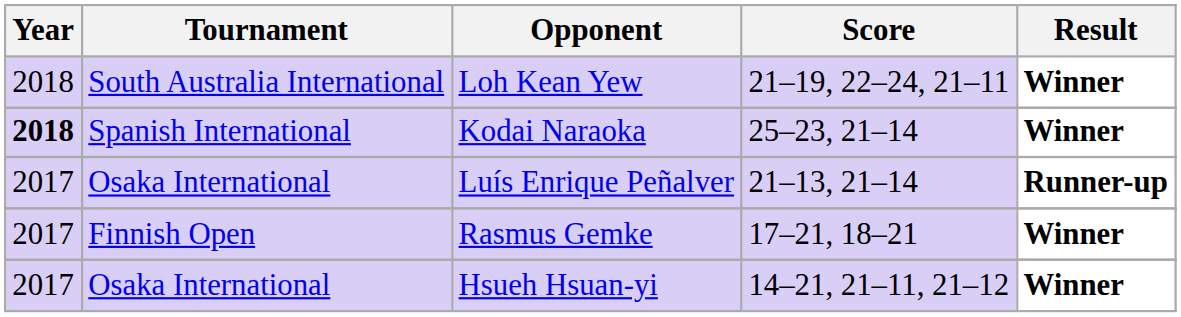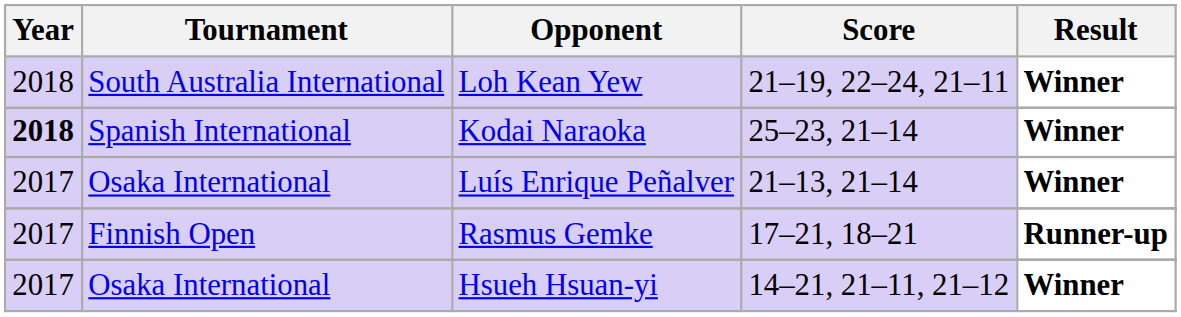(1096, 182) Runner-up -> (1074, 182) Winner
(1074, 233) Winner -> (1096, 233) Runner-up
